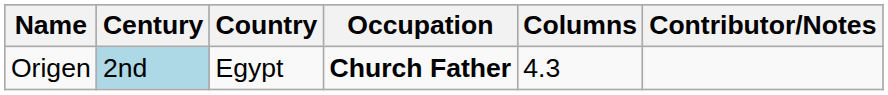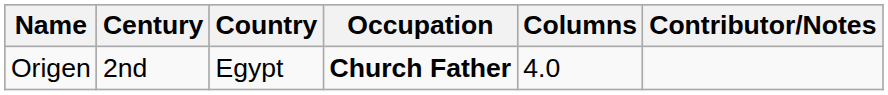(125, 67) lightblue background -> (125, 67) no background
(542, 67) 4.3 -> (542, 67) 4.0
